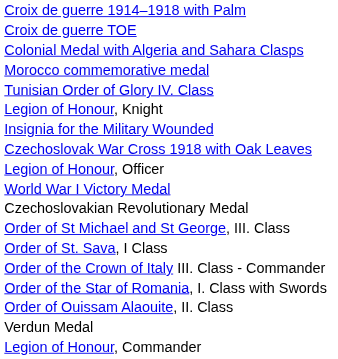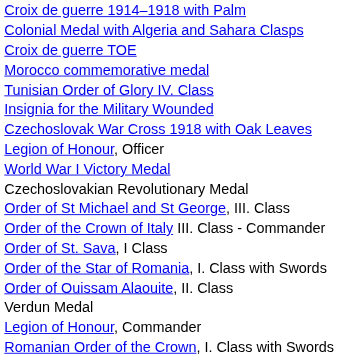rows swapped: (70, 30) <-> (154, 50)
- row: (84, 109)
rows swapped: (165, 268) <-> (86, 248)
+ row: (169, 347)
